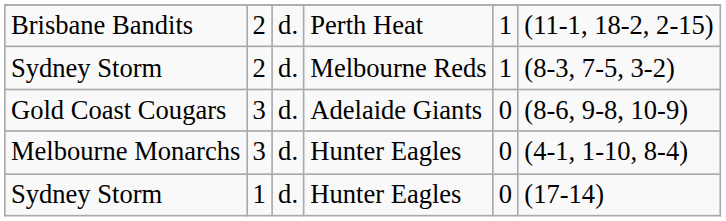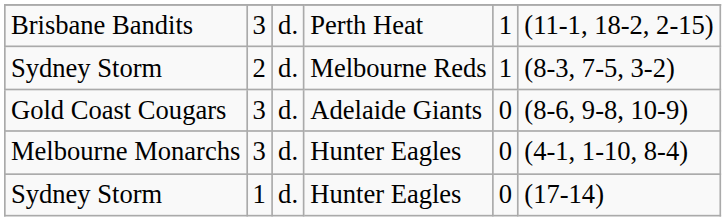(259, 25) 2 -> (259, 25) 3
